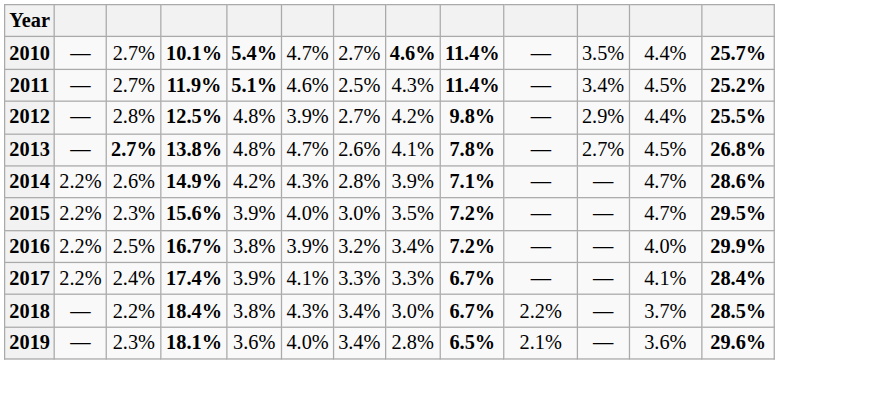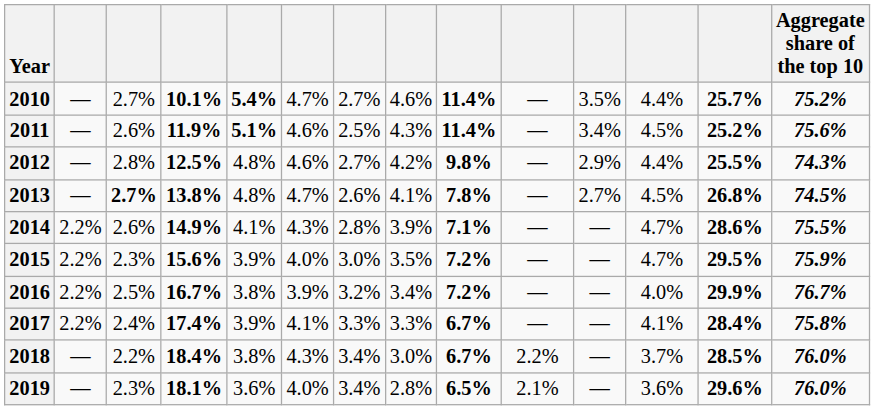+ column: (820, 43)
(413, 52) bold -> (411, 98) normal
(134, 85) 2.7% -> (134, 130) 2.6%
(308, 117) 3.9% -> (308, 163) 4.6%
(254, 181) 4.2% -> (254, 227) 4.1%
